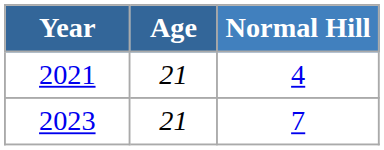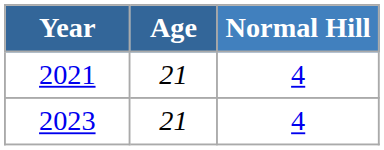(298, 121) 7 -> (298, 121) 4
